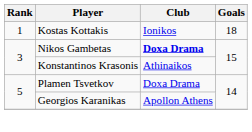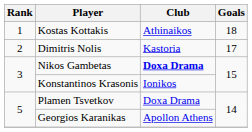(160, 30) Ionikos -> (167, 30) Athinaikos
+ row: (70, 48)
(167, 65) Athinaikos -> (160, 83) Ionikos
